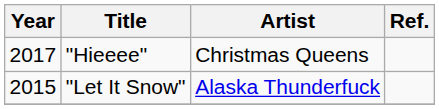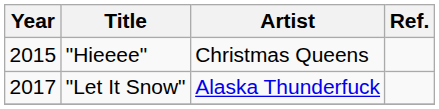(33, 54) 2017 -> (33, 54) 2015
(33, 87) 2015 -> (33, 87) 2017
